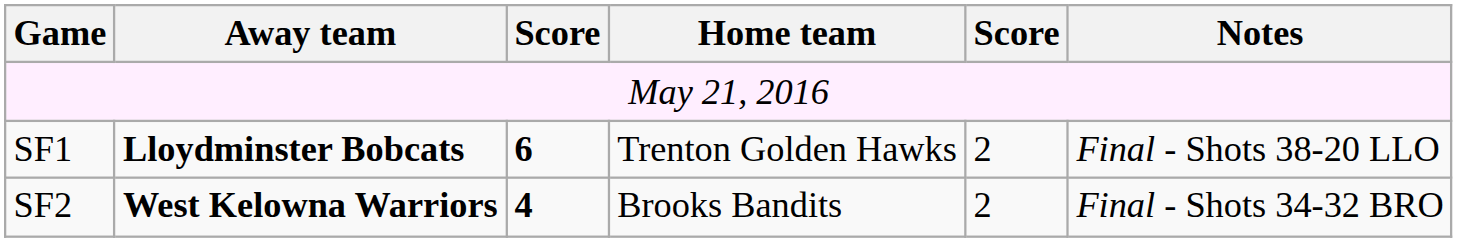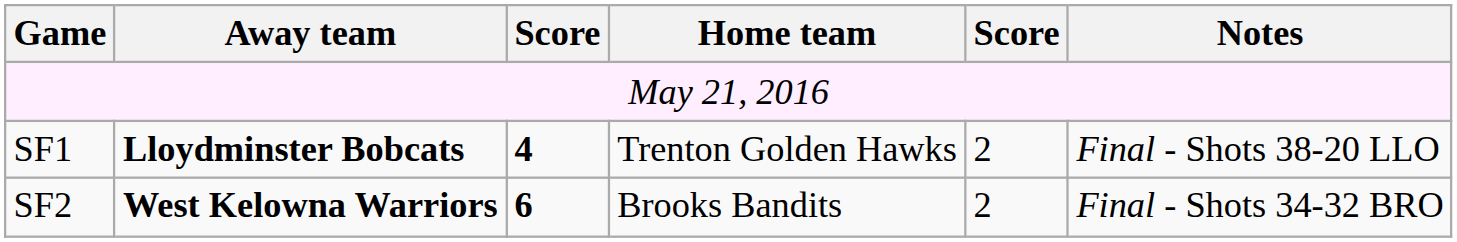(523, 148) 6 -> (523, 148) 4
(523, 206) 4 -> (523, 206) 6
